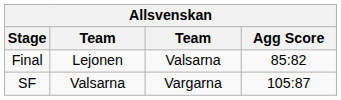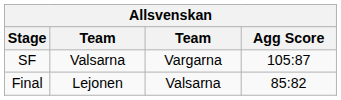rows swapped: (27, 83) <-> (27, 60)
